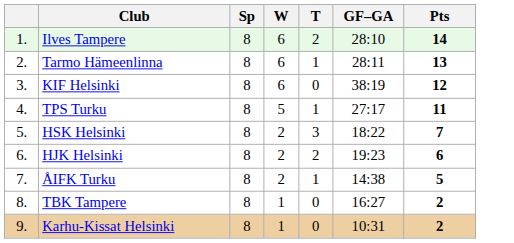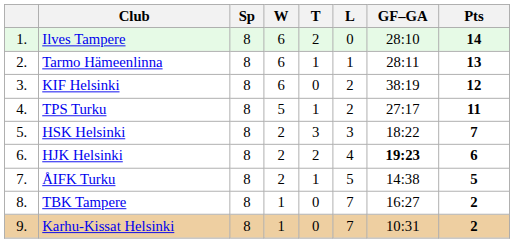+ column: (350, 16)
(368, 156) normal -> (403, 156) bold
